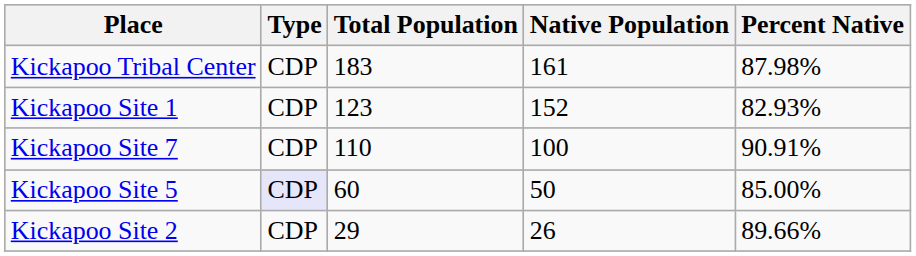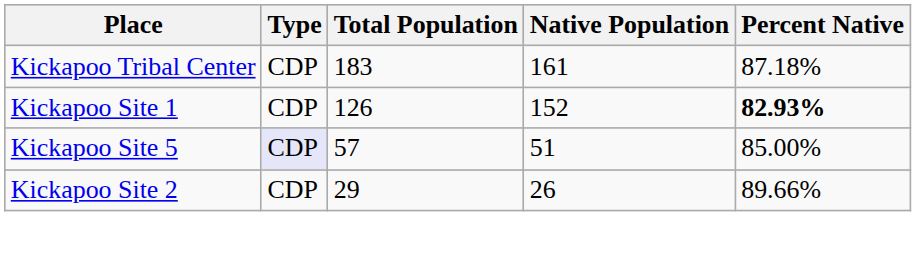(781, 66) 87.98% -> (781, 66) 87.18%
(353, 107) 123 -> (353, 107) 126
(781, 107) normal -> (783, 107) bold
- row: (94, 148)
(347, 189) 60 -> (347, 148) 57
(543, 189) 50 -> (543, 148) 51
